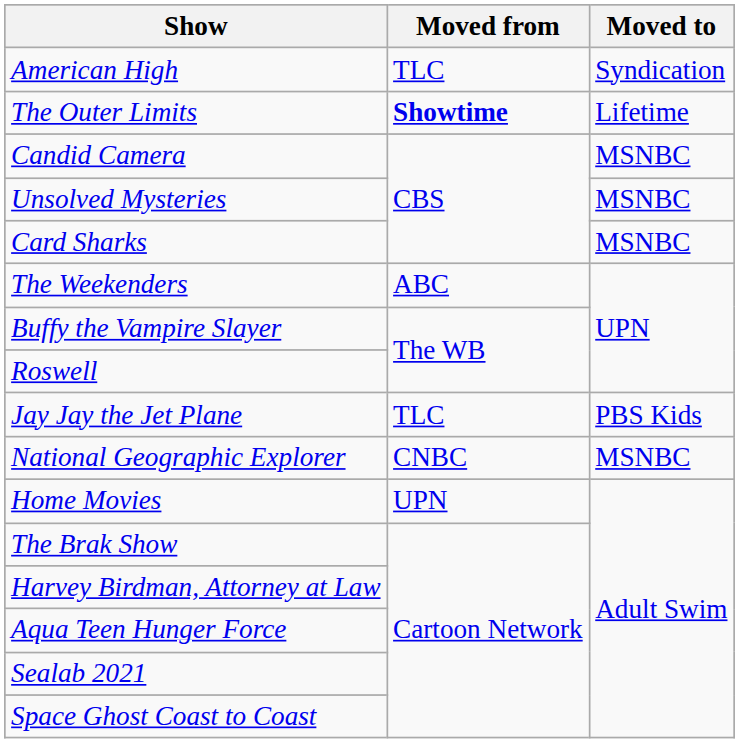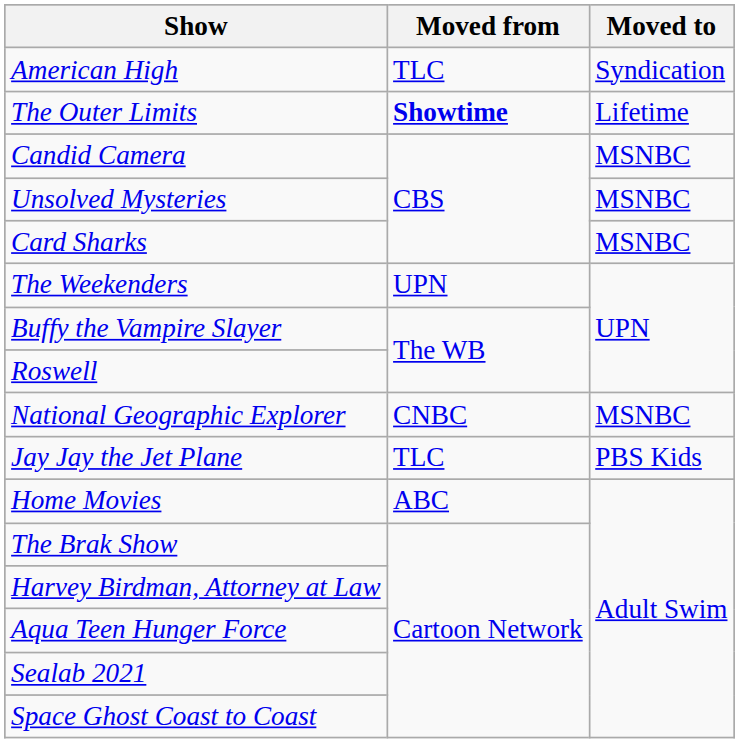(421, 284) ABC -> (420, 284) UPN
rows swapped: (127, 414) <-> (178, 457)
(420, 500) UPN -> (421, 500) ABC
